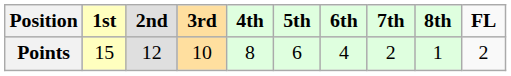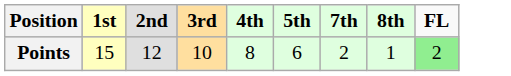- column: (344, 20)
(484, 53) no background -> (437, 53) lightgreen background
